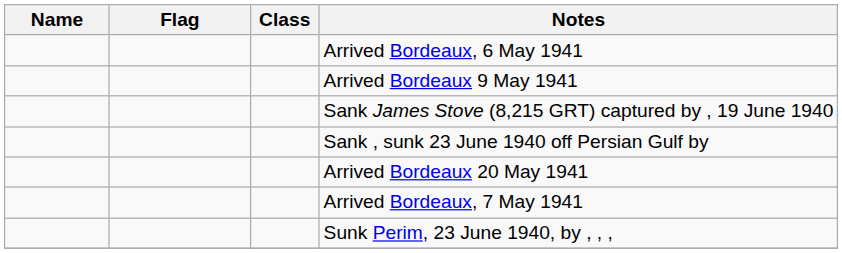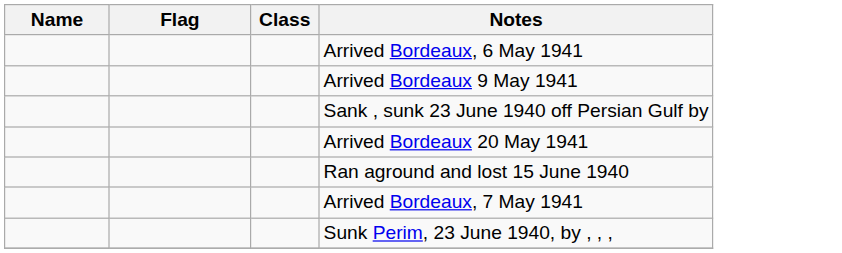- row: (578, 111)
+ row: (476, 171)
